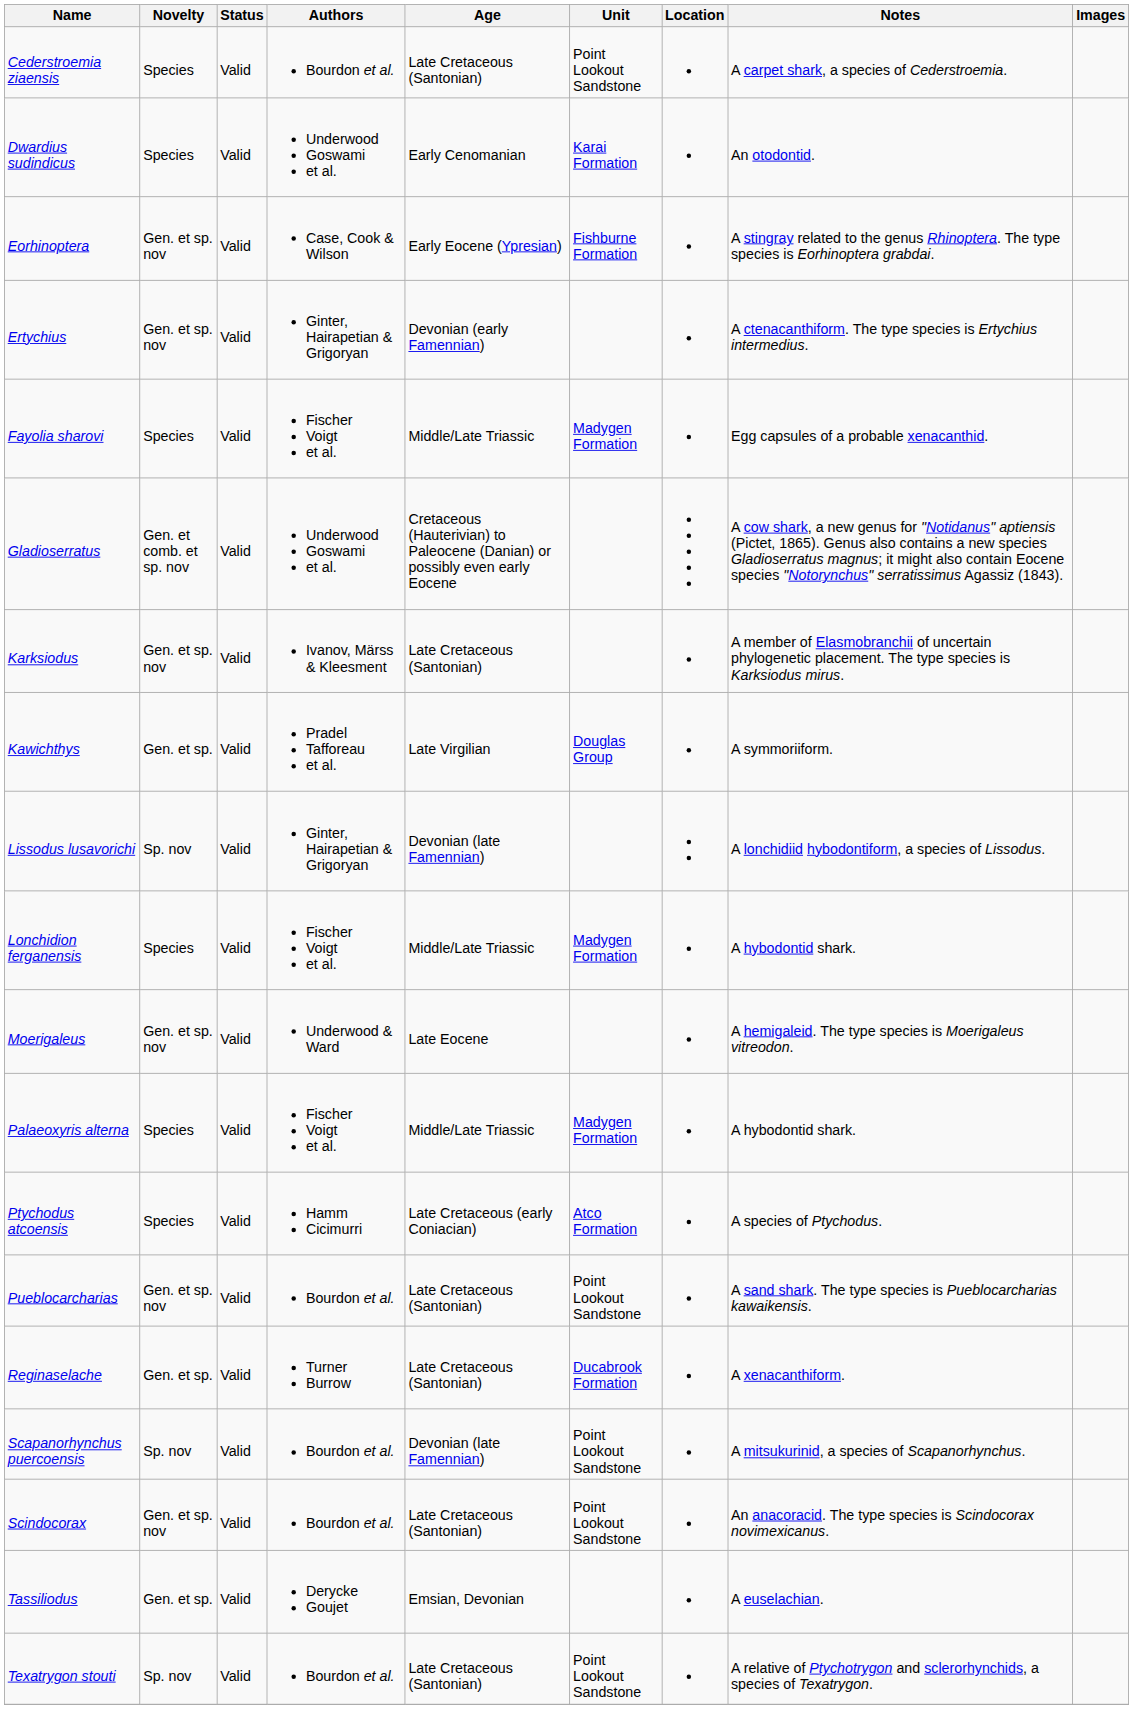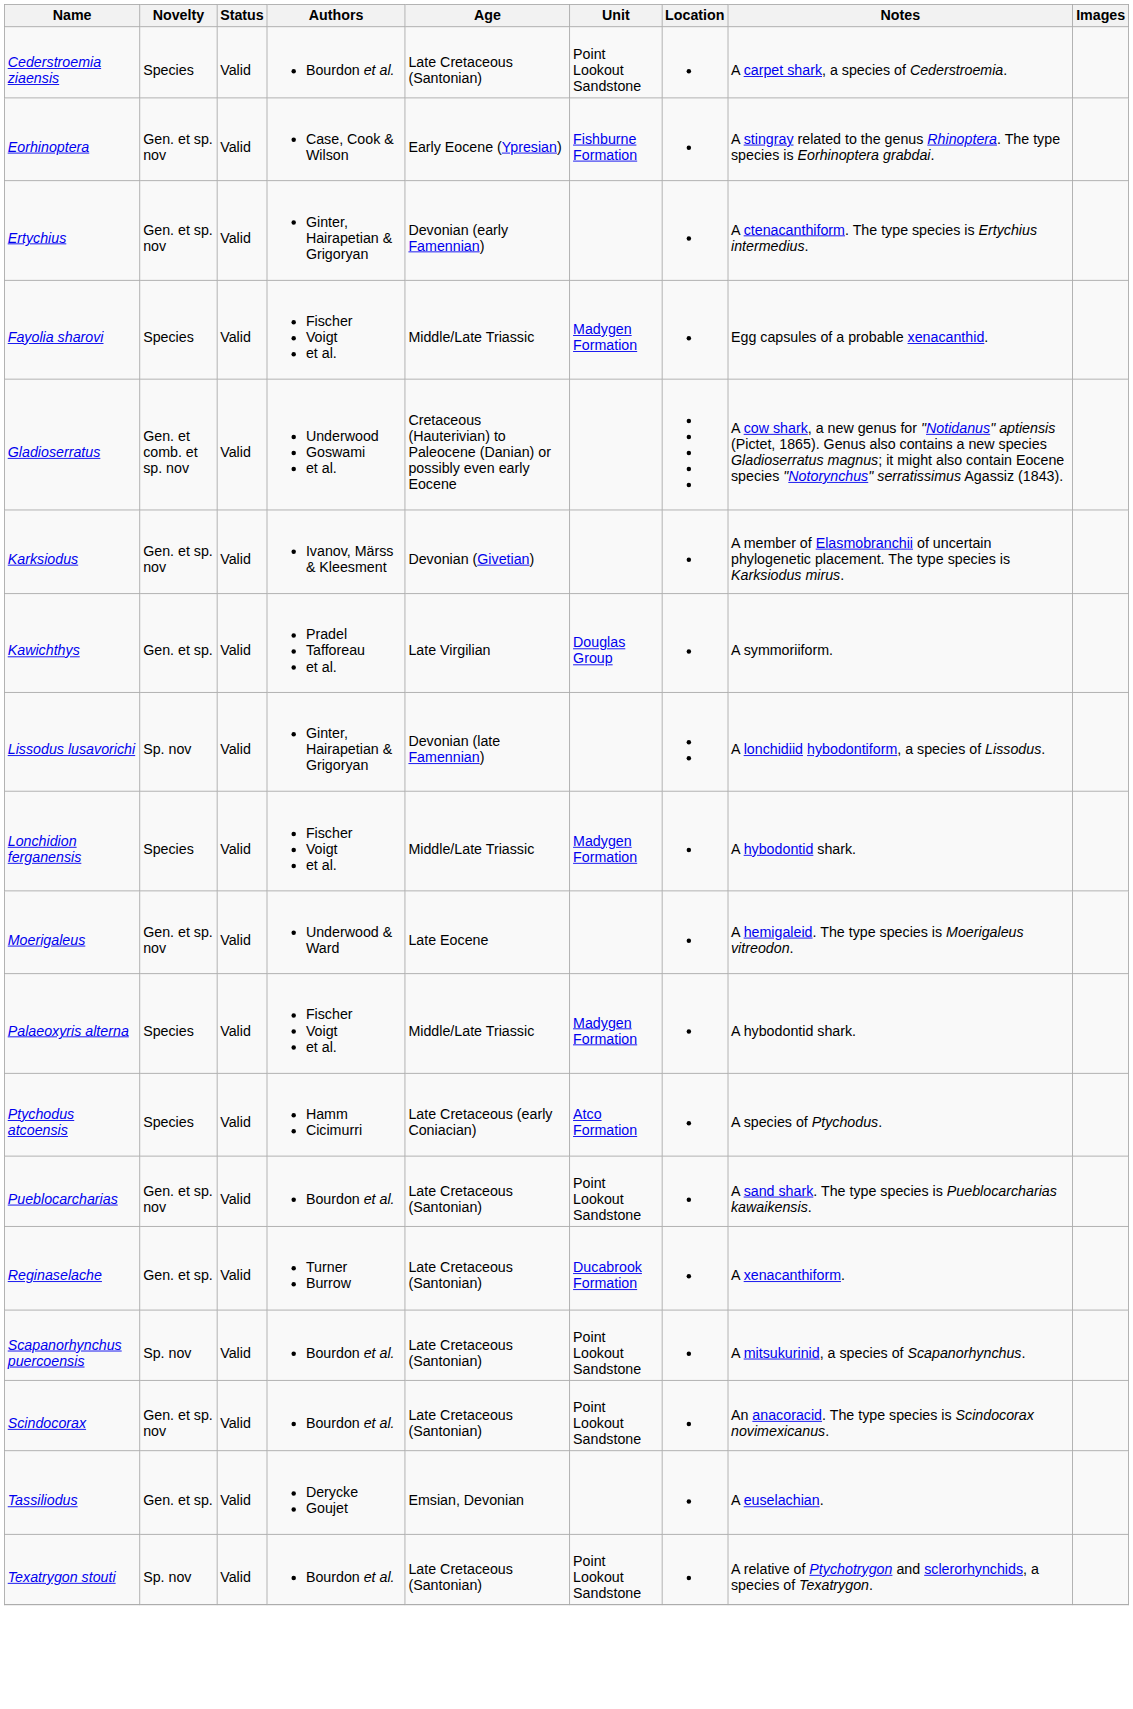- row: (41, 155)
(461, 658) Late Cretaceous (Santonian) -> (471, 559) Devonian (Givetian)
(454, 1452) Devonian (late Famennian) -> (461, 1353) Late Cretaceous (Santonian)
